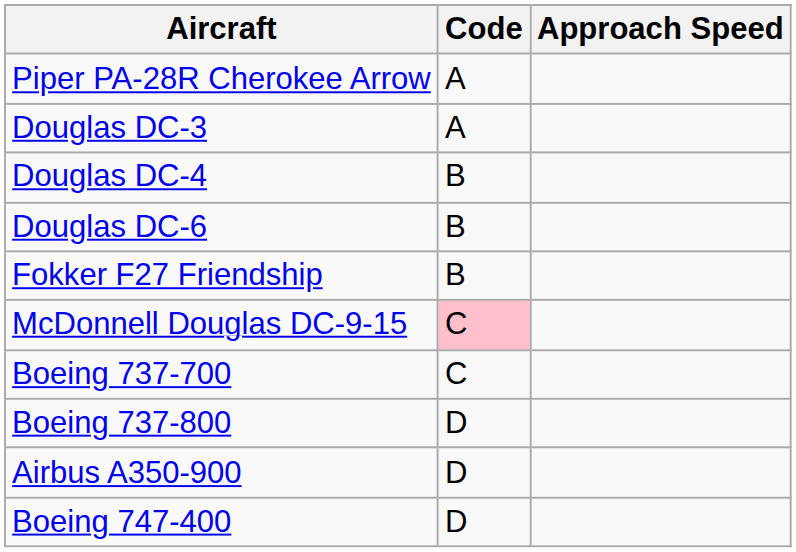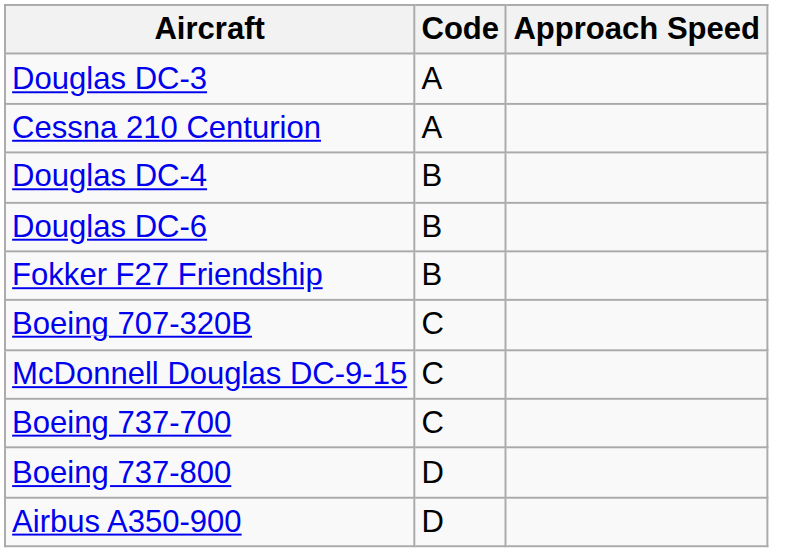- row: (221, 78)
+ row: (167, 127)
+ row: (132, 324)
(456, 324) pink background -> (433, 373) no background
- row: (122, 521)
